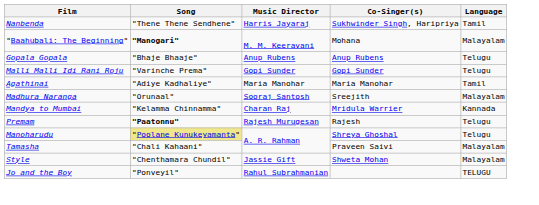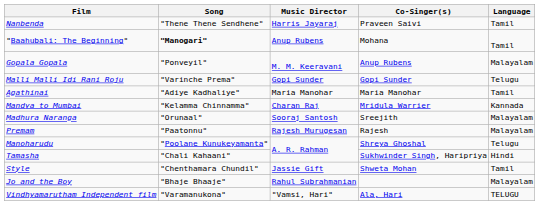(395, 23) Sukhwinder Singh, Haripriya -> (391, 23) Praveen Saivi
(279, 45) M. M. Keeravani -> (298, 41) Anup Rubens
(484, 41) Malayalam -> (502, 45) Tamil
(165, 58) "Bhaje Bhaaje" -> (184, 62) "Ponveyil"
(270, 58) Anup Rubens -> (307, 67) M. M. Keeravani
(477, 58) Telugu -> (512, 62) Malayalam
rows swapped: (44, 109) <-> (41, 96)
(155, 121) bold -> (184, 130) normal
(477, 121) Telugu -> (512, 130) Malayalam
(186, 134) khaki background -> (214, 143) no background
(362, 147) Praveen Saivi -> (424, 156) Sukhwinder Singh, Haripriya
(484, 147) Malayalam -> (502, 156) Hindi
(484, 159) Malayalam -> (502, 168) Tamil
(155, 172) "Ponveyil" -> (193, 181) "Bhaje Bhaaje"
(477, 172) TELUGU -> (512, 181) Malayalam
+ row: (81, 194)
